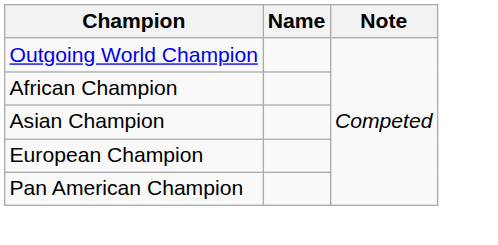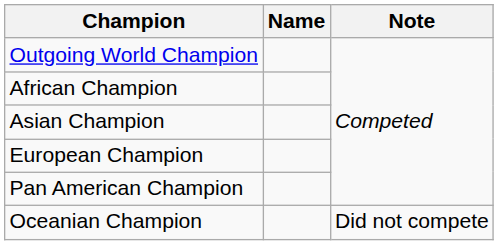+ row: (106, 222)
